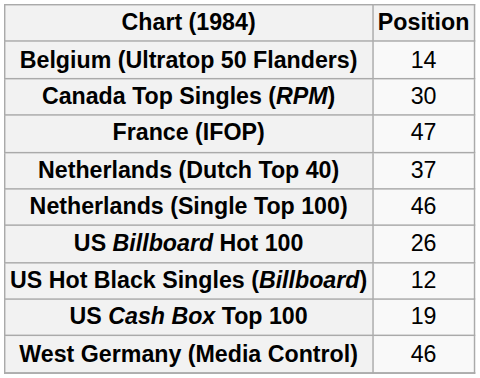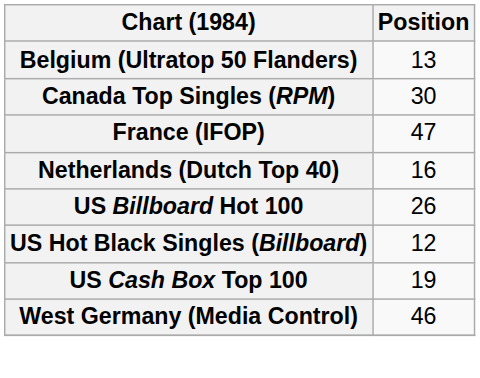(424, 59) 14 -> (424, 59) 13
(424, 170) 37 -> (424, 170) 16
- row: (189, 206)
